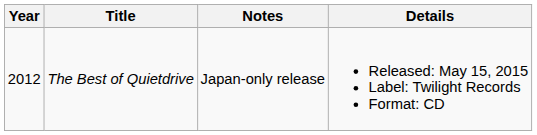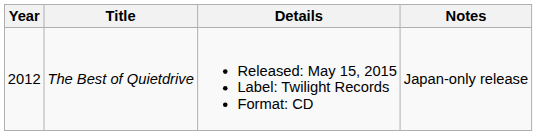columns swapped: (430, 16) <-> (263, 16)
